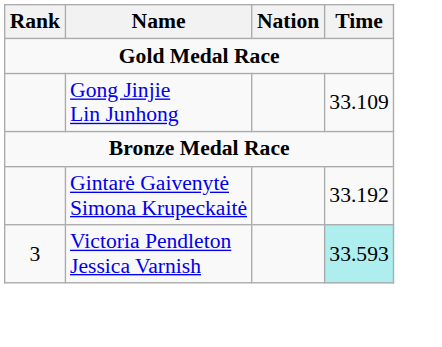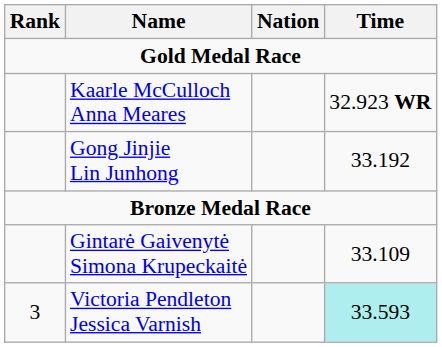+ row: (150, 102)
(359, 102) 33.109 -> (380, 160) 33.192
(359, 195) 33.192 -> (380, 253) 33.109
